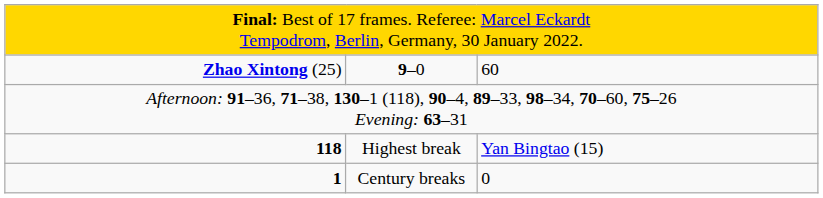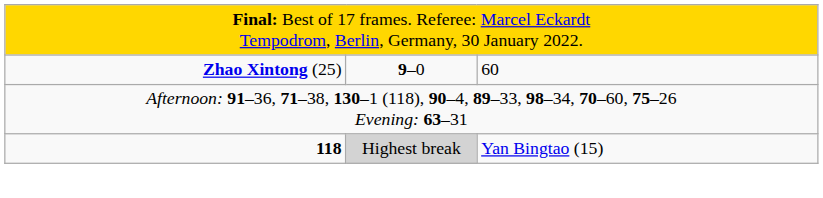(411, 148) no background -> (411, 148) lightgrey background
- row: (337, 178)
